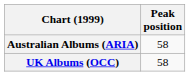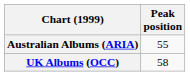(163, 44) 58 -> (163, 44) 55
